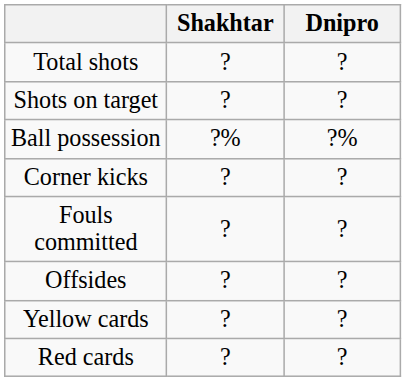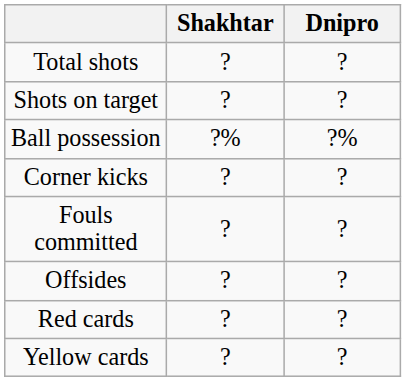rows swapped: (86, 319) <-> (86, 357)
